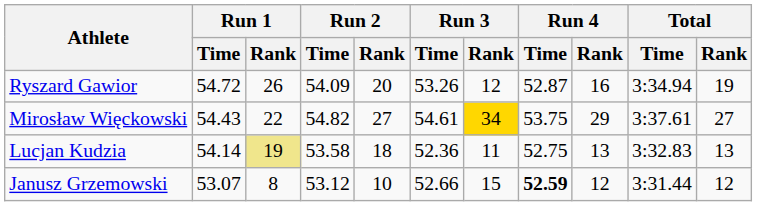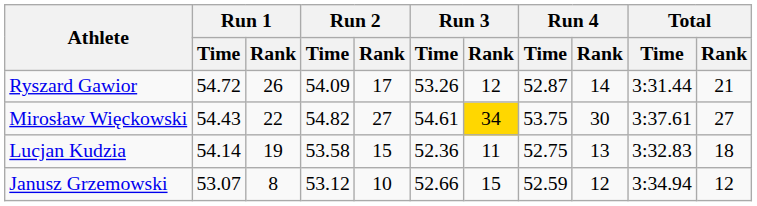(382, 86) 20 -> (382, 86) 17
(600, 86) 16 -> (600, 86) 14
(662, 86) 3:34.94 -> (662, 86) 3:31.44
(724, 86) 19 -> (724, 86) 21
(600, 118) 29 -> (600, 118) 30
(273, 151) khaki background -> (273, 151) no background
(382, 151) 18 -> (382, 151) 15
(724, 151) 13 -> (724, 151) 18
(545, 183) bold -> (545, 183) normal
(662, 183) 3:31.44 -> (662, 183) 3:34.94
